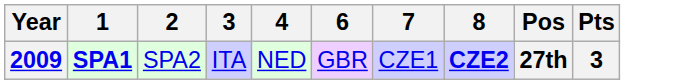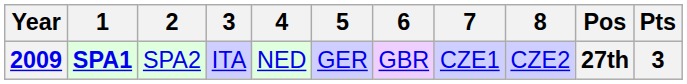+ column: (342, 23)
(479, 60) bold -> (540, 60) normal
